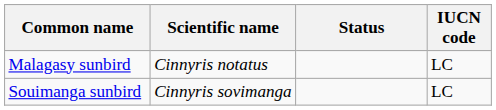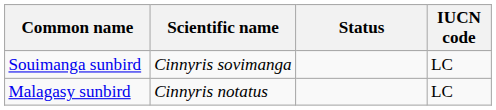rows swapped: (75, 91) <-> (70, 64)
